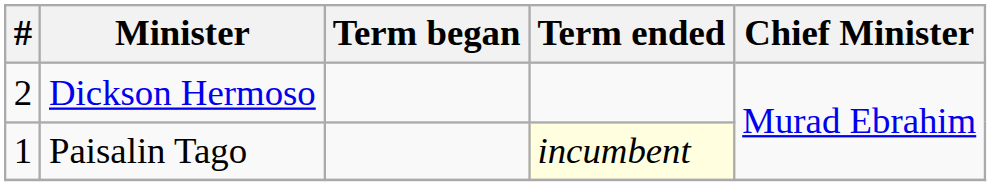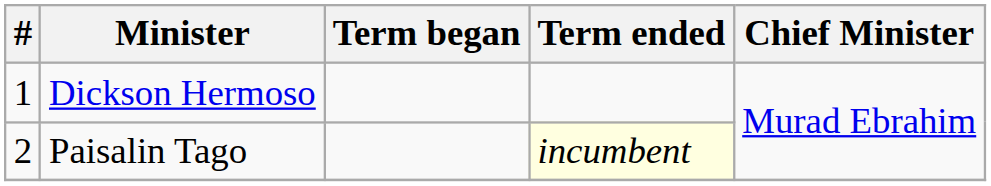(23, 92) 2 -> (23, 92) 1
(23, 150) 1 -> (23, 150) 2
